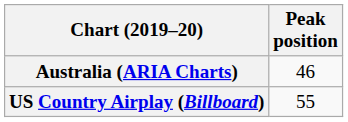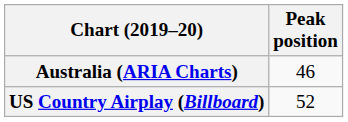(306, 101) 55 -> (306, 101) 52
